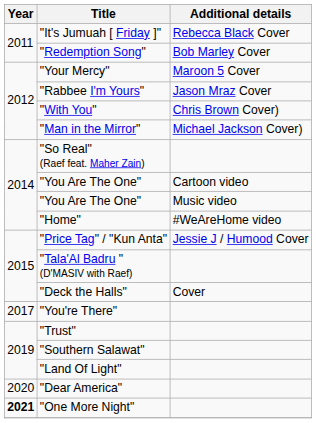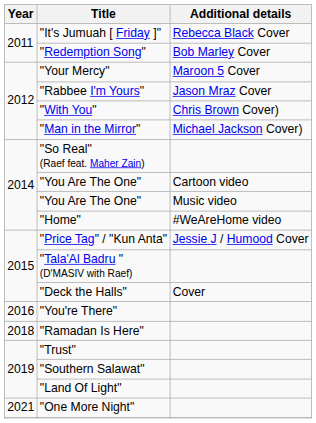(21, 311) 2017 -> (21, 311) 2016
+ row: (92, 330)
- row: (81, 388)
(21, 407) bold -> (21, 407) normal
